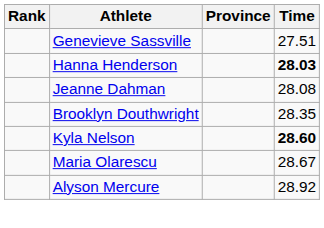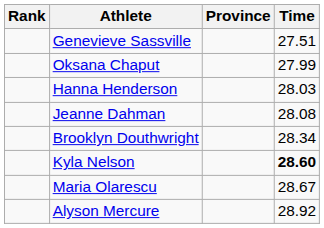+ row: (106, 65)
(297, 65) bold -> (297, 89) normal
(297, 114) 28.35 -> (297, 138) 28.34
